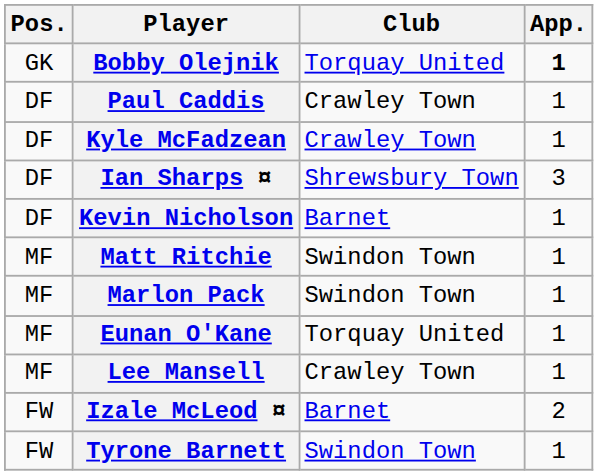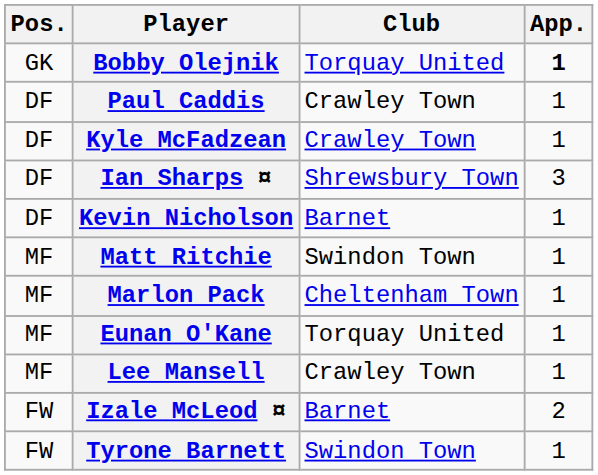(390, 296) Swindon Town -> (412, 296) Cheltenham Town
